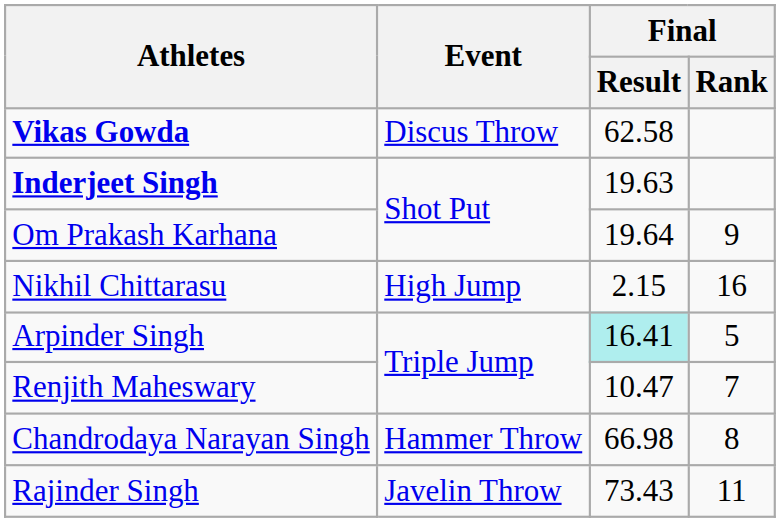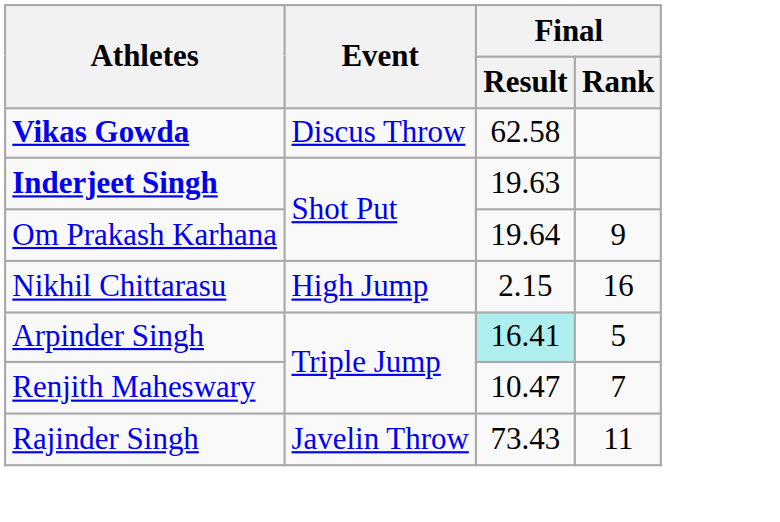- row: (191, 438)
